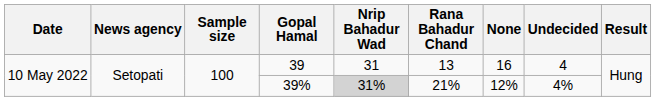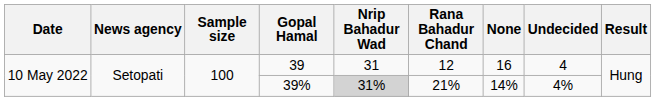(446, 65) 13 -> (446, 65) 12
(504, 86) 12% -> (504, 86) 14%
